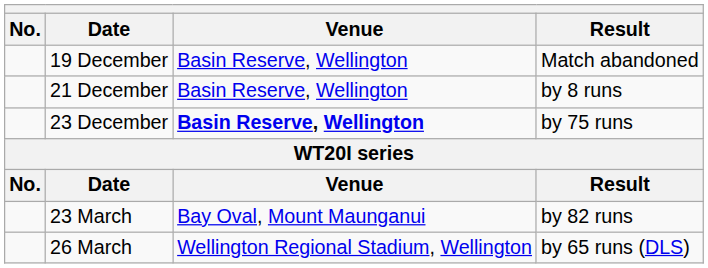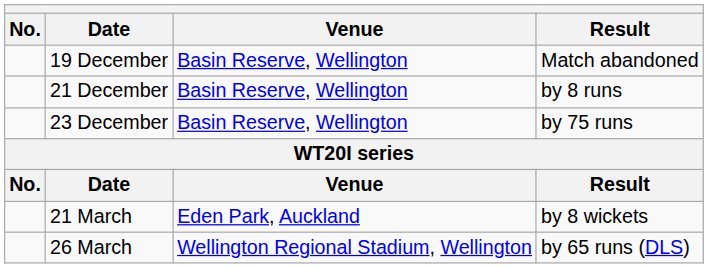(301, 122) bold -> (292, 122) normal
+ row: (91, 216)
- row: (91, 216)
